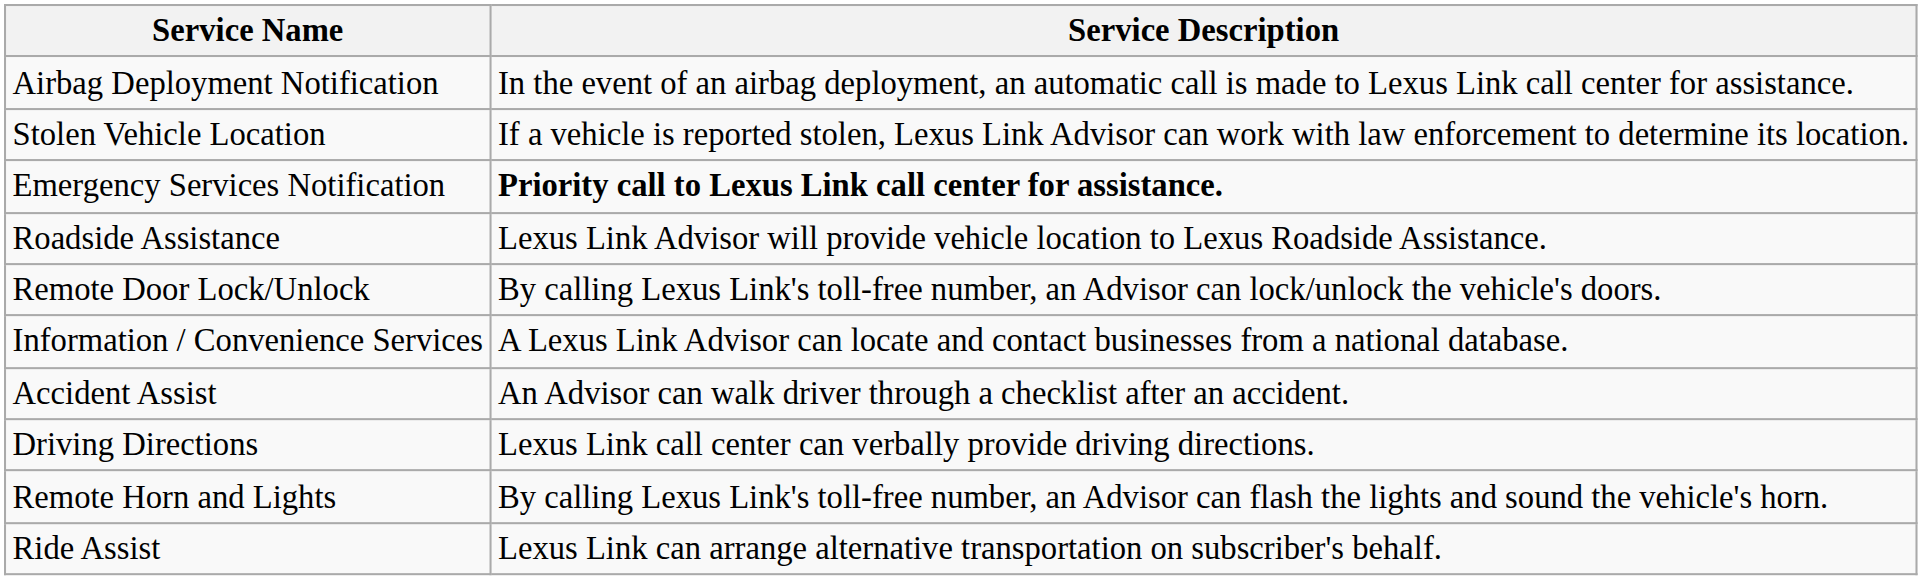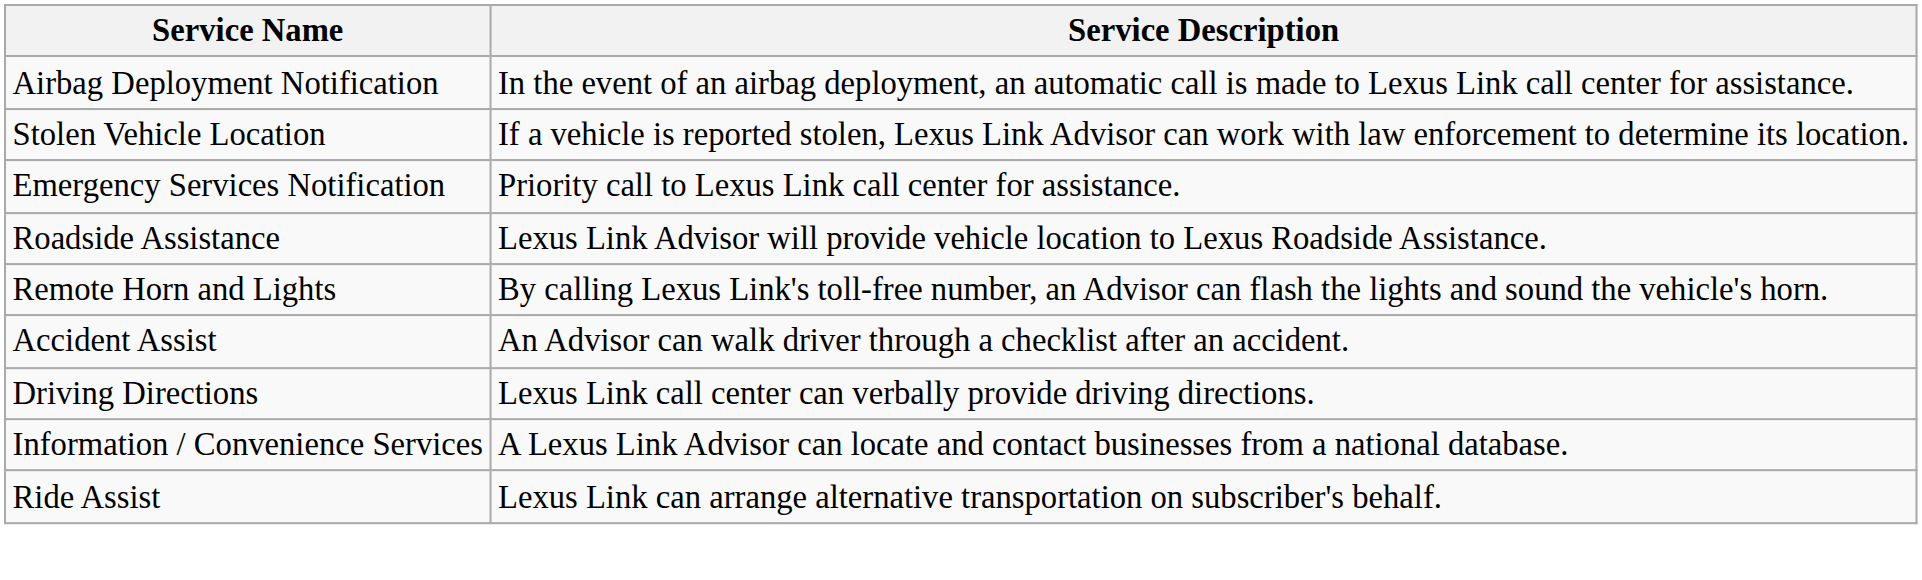(860, 185) bold -> (839, 185) normal
- row: (191, 289)
rows swapped: (174, 496) <-> (248, 340)
